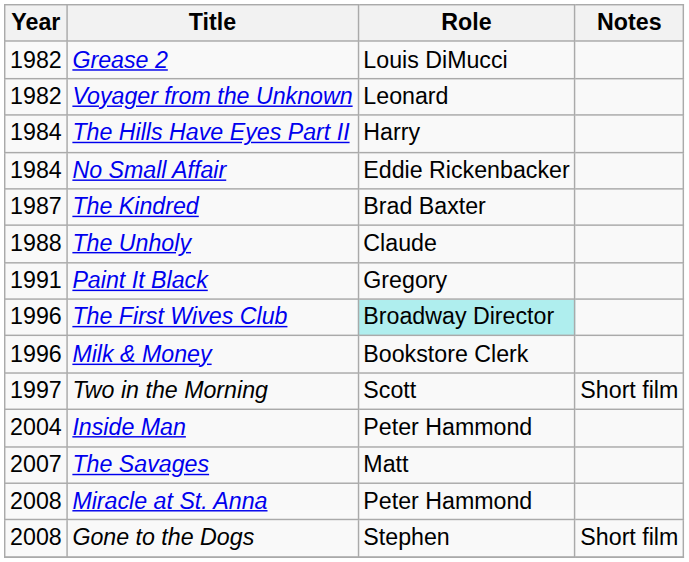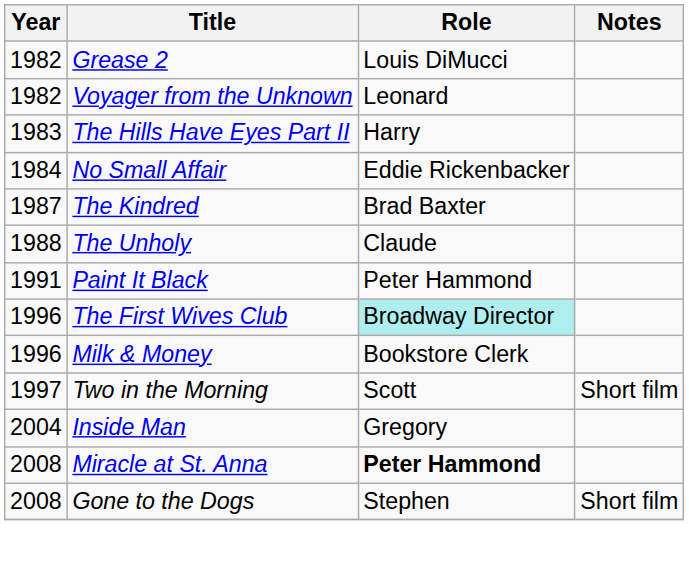(36, 133) 1984 -> (36, 133) 1983
(405, 280) Gregory -> (448, 280) Peter Hammond
(448, 427) Peter Hammond -> (405, 427) Gregory
- row: (141, 464)
(448, 501) normal -> (452, 464) bold
